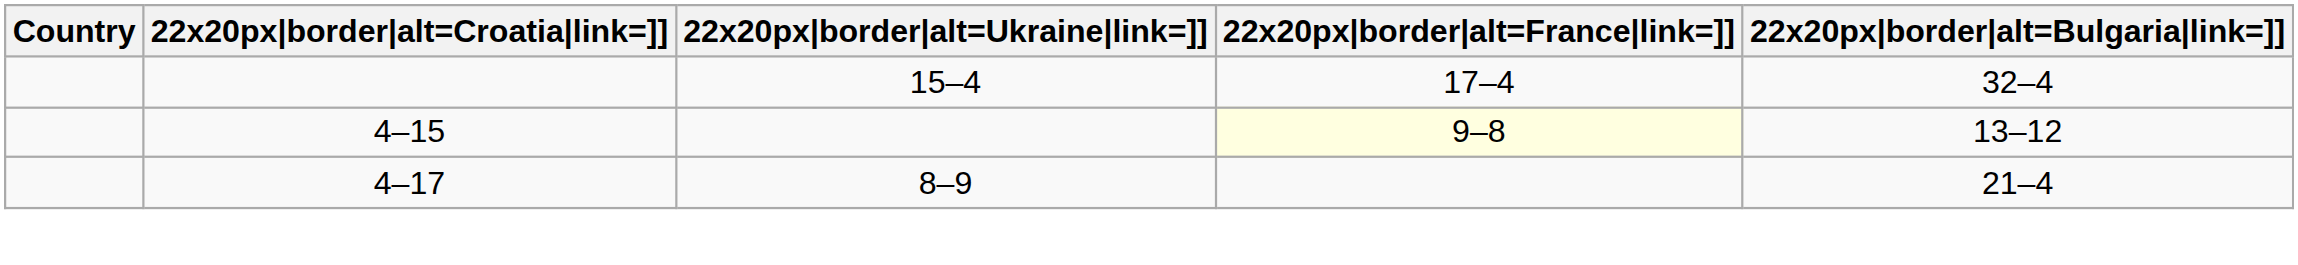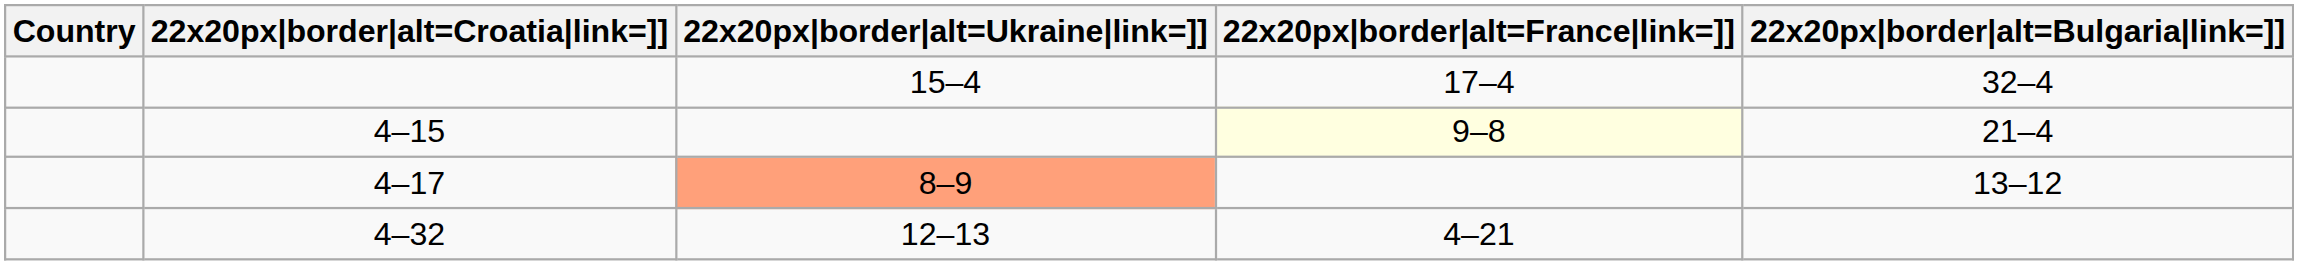(2018, 132) 13–12 -> (2018, 132) 21–4
(945, 183) no background -> (945, 183) lightsalmon background
(2018, 183) 21–4 -> (2018, 183) 13–12
+ row: (409, 234)
